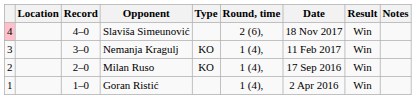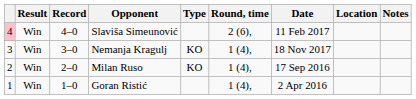columns swapped: (362, 13) <-> (38, 13)
(314, 31) 18 Nov 2017 -> (302, 31) 11 Feb 2017
(314, 49) 11 Feb 2017 -> (302, 49) 18 Nov 2017
